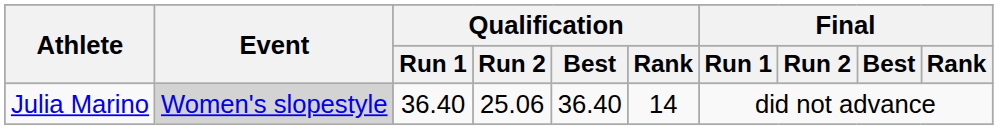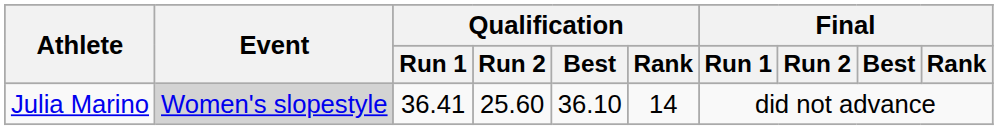(433, 104) 36.40 -> (433, 104) 36.41
(512, 104) 25.06 -> (512, 104) 25.60
(590, 104) 36.40 -> (590, 104) 36.10
